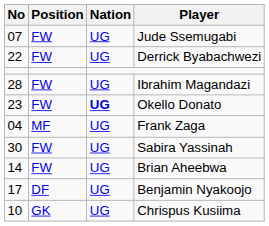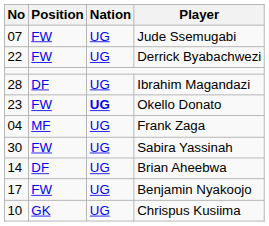(42, 84) FW -> (40, 84) DF
(42, 168) FW -> (40, 168) DF
(40, 189) DF -> (42, 189) FW
